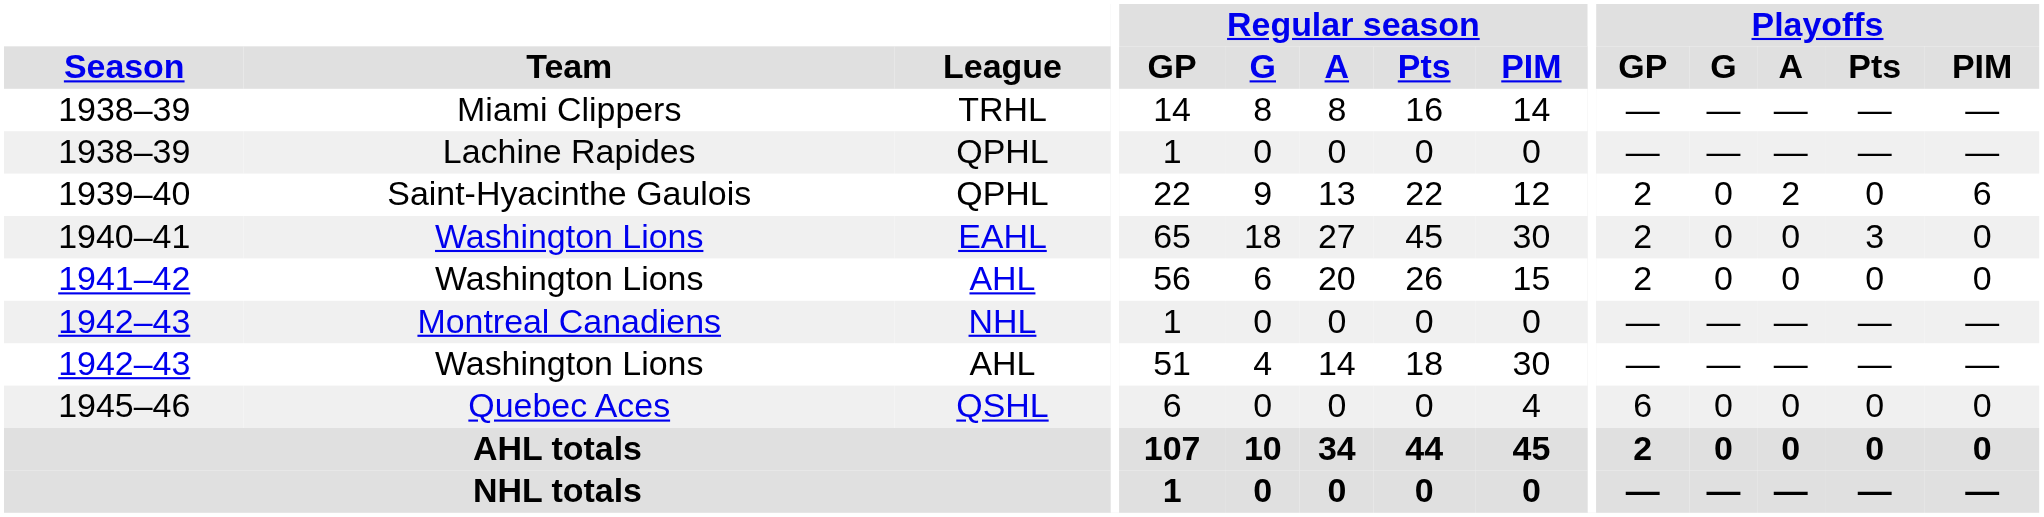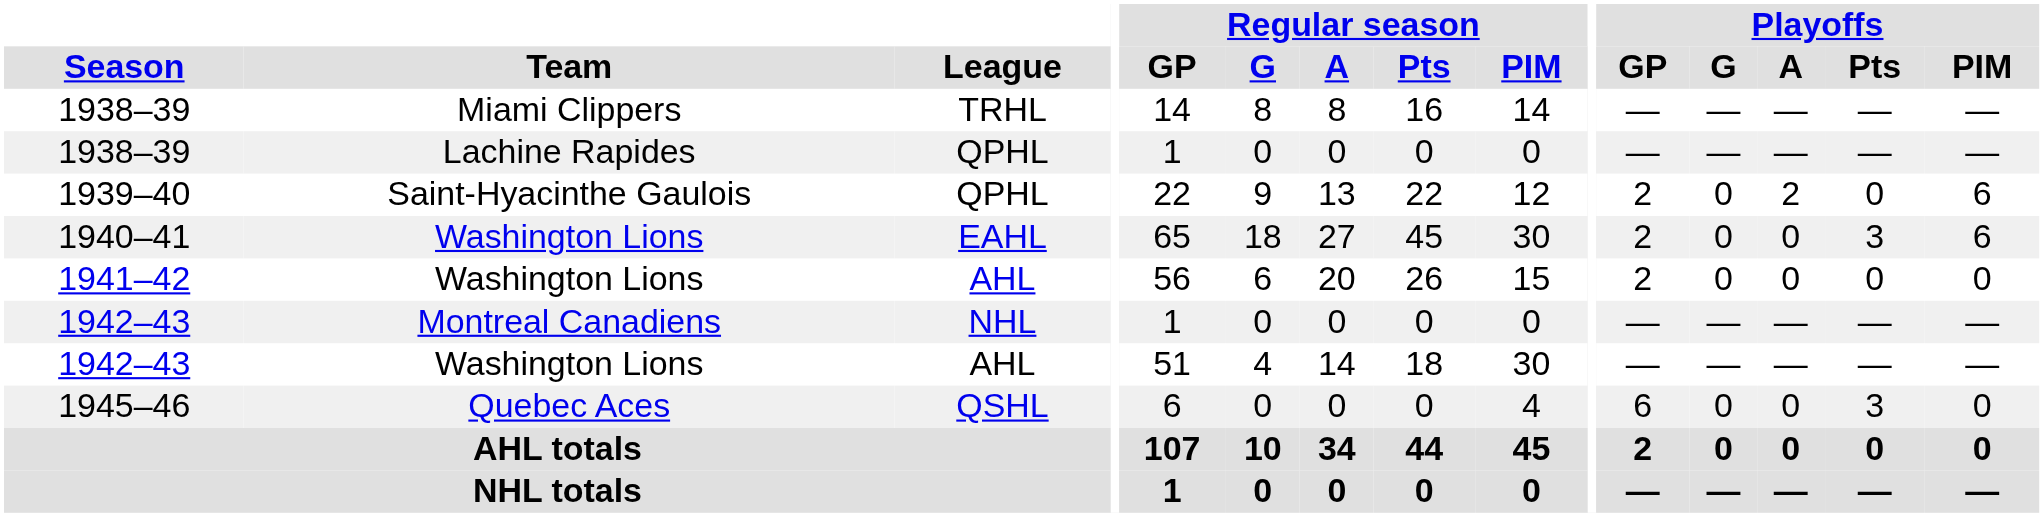(1982, 236) 0 -> (1982, 236) 6
(1875, 406) 0 -> (1875, 406) 3
